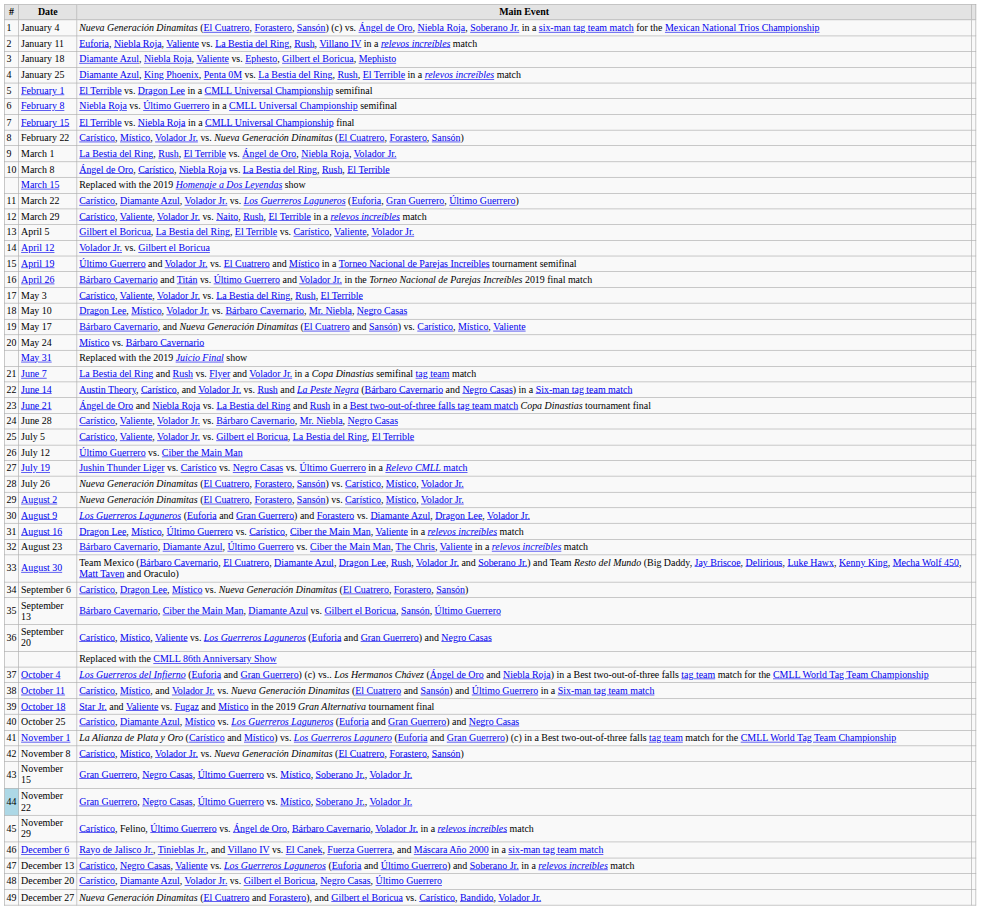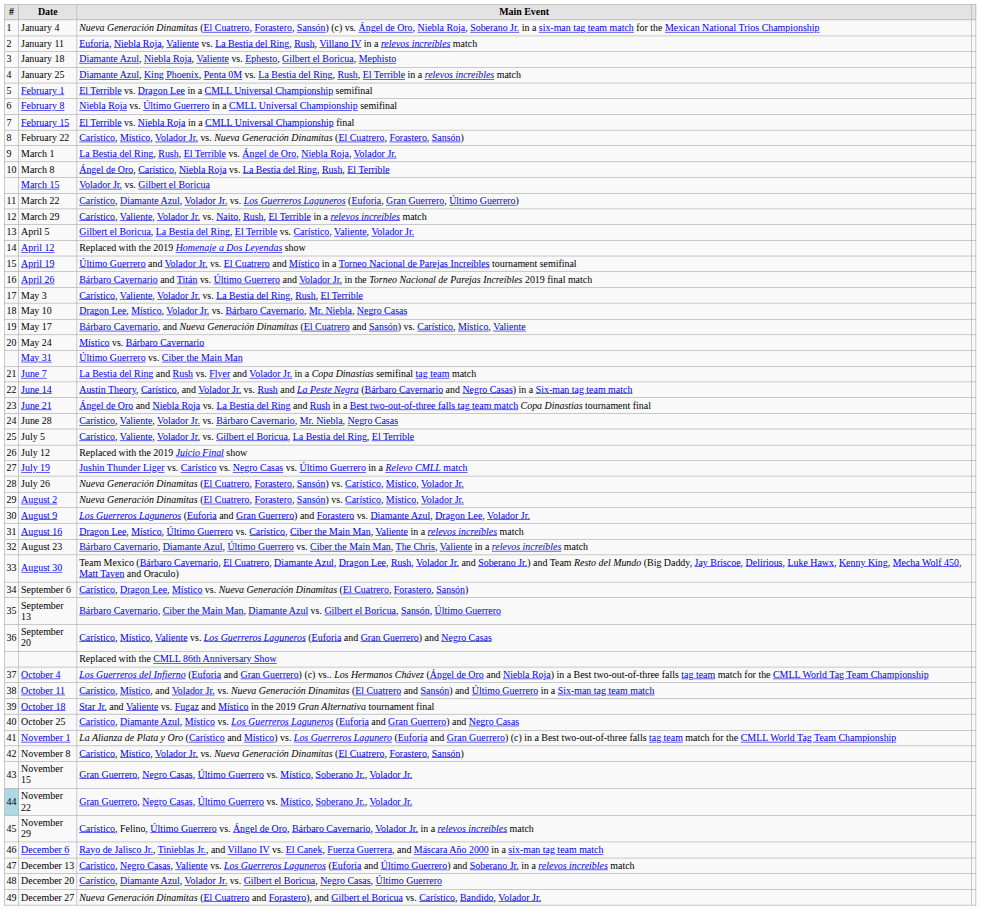(192, 185) Replaced with the 2019 Homenaje a Dos Leyendas show -> (145, 185) Volador Jr. vs. Gilbert el Boricua
(145, 248) Volador Jr. vs. Gilbert el Boricua -> (192, 248) Replaced with the 2019 Homenaje a Dos Leyendas show
(163, 358) Replaced with the 2019 Juicio Final show -> (161, 358) Último Guerrero vs. Ciber the Main Man
(161, 452) Último Guerrero vs. Ciber the Main Man -> (163, 452) Replaced with the 2019 Juicio Final show
